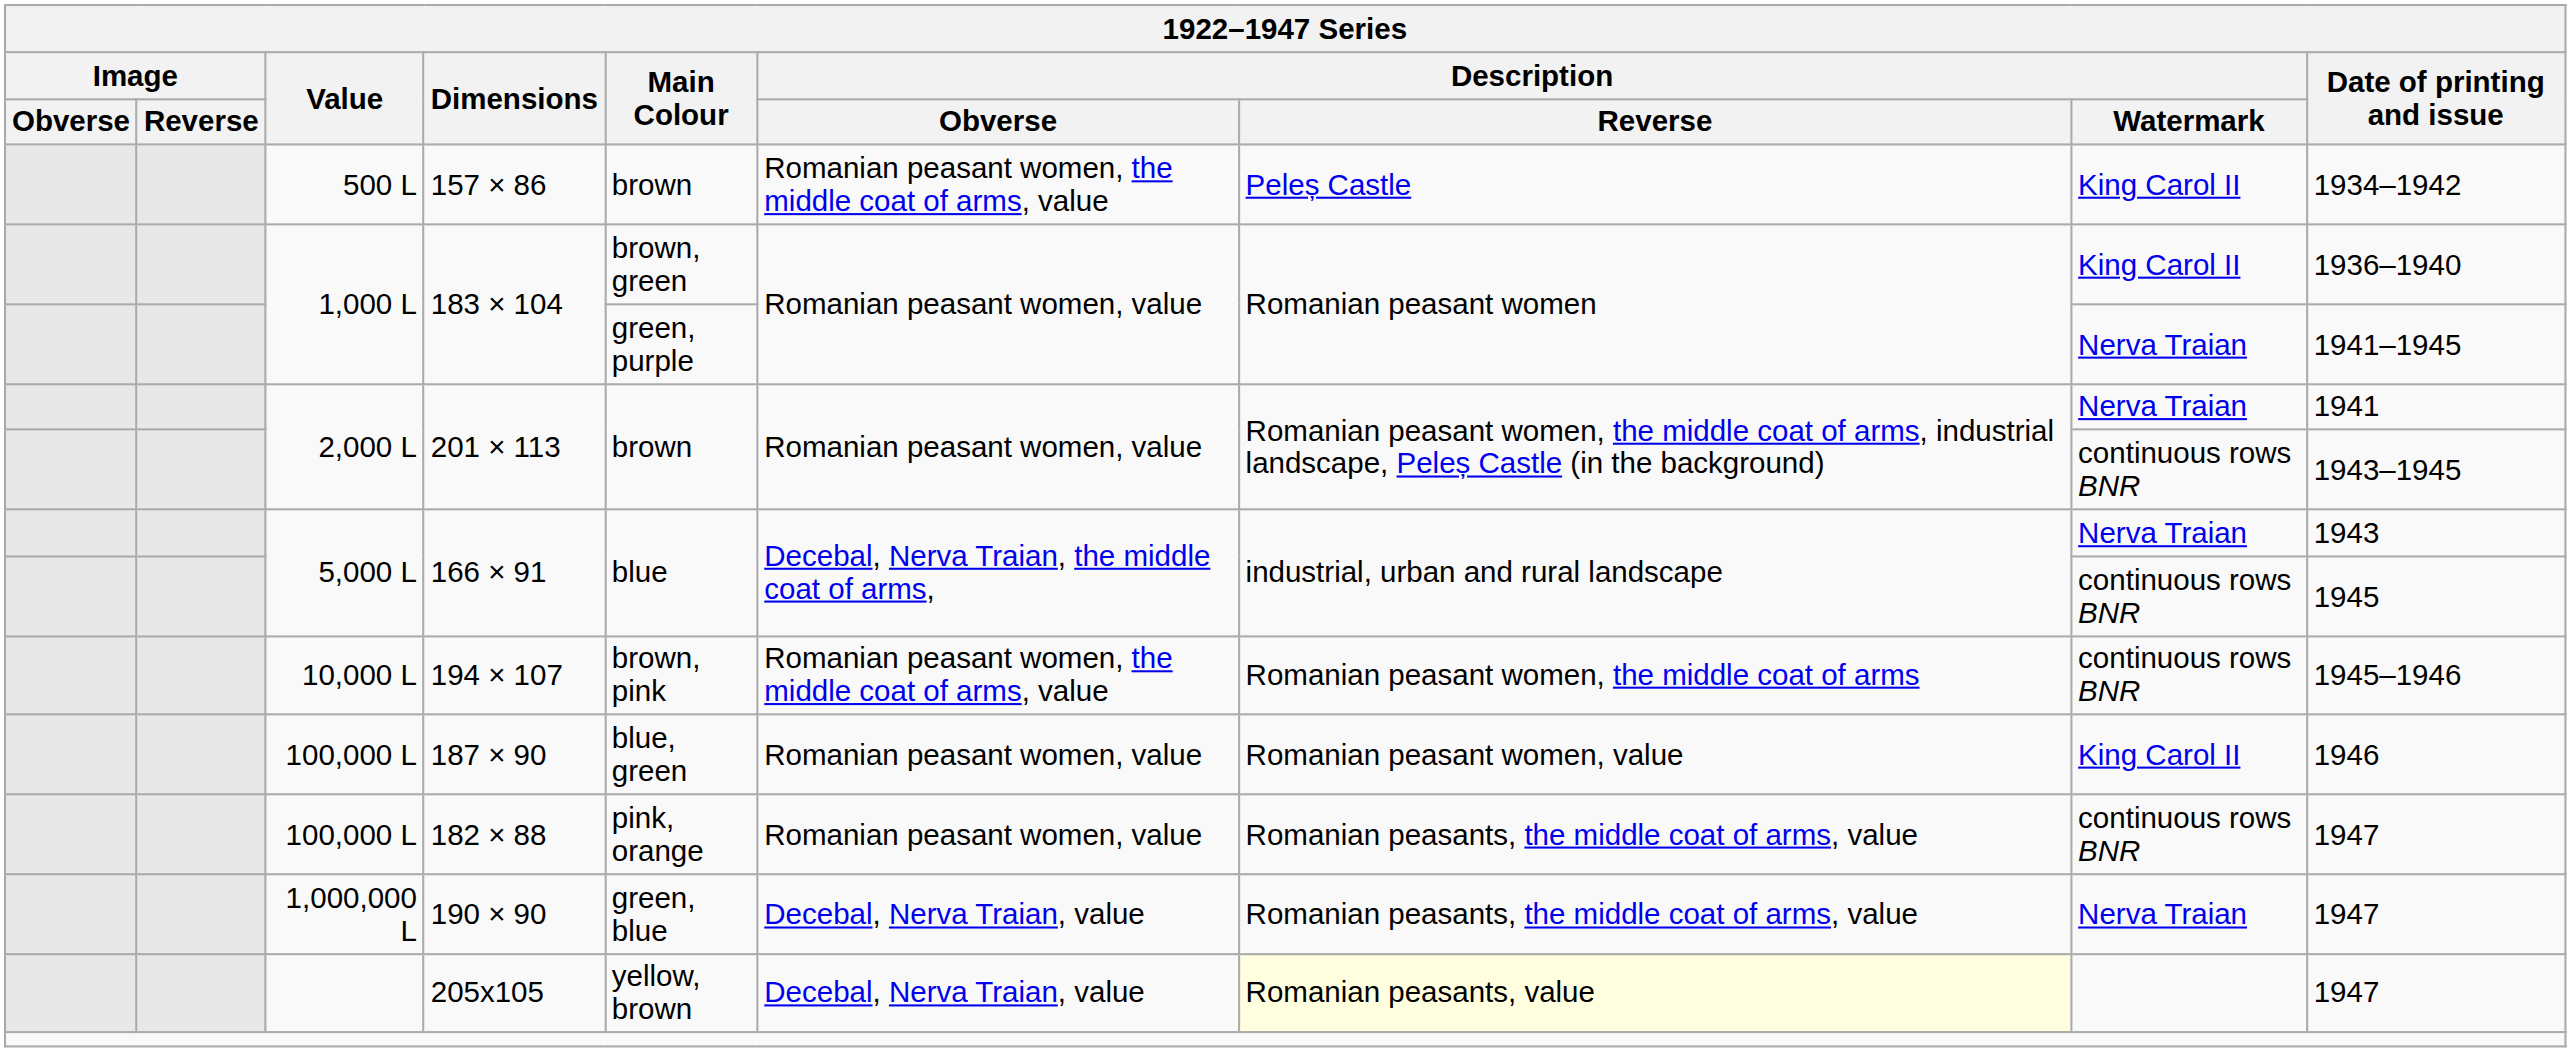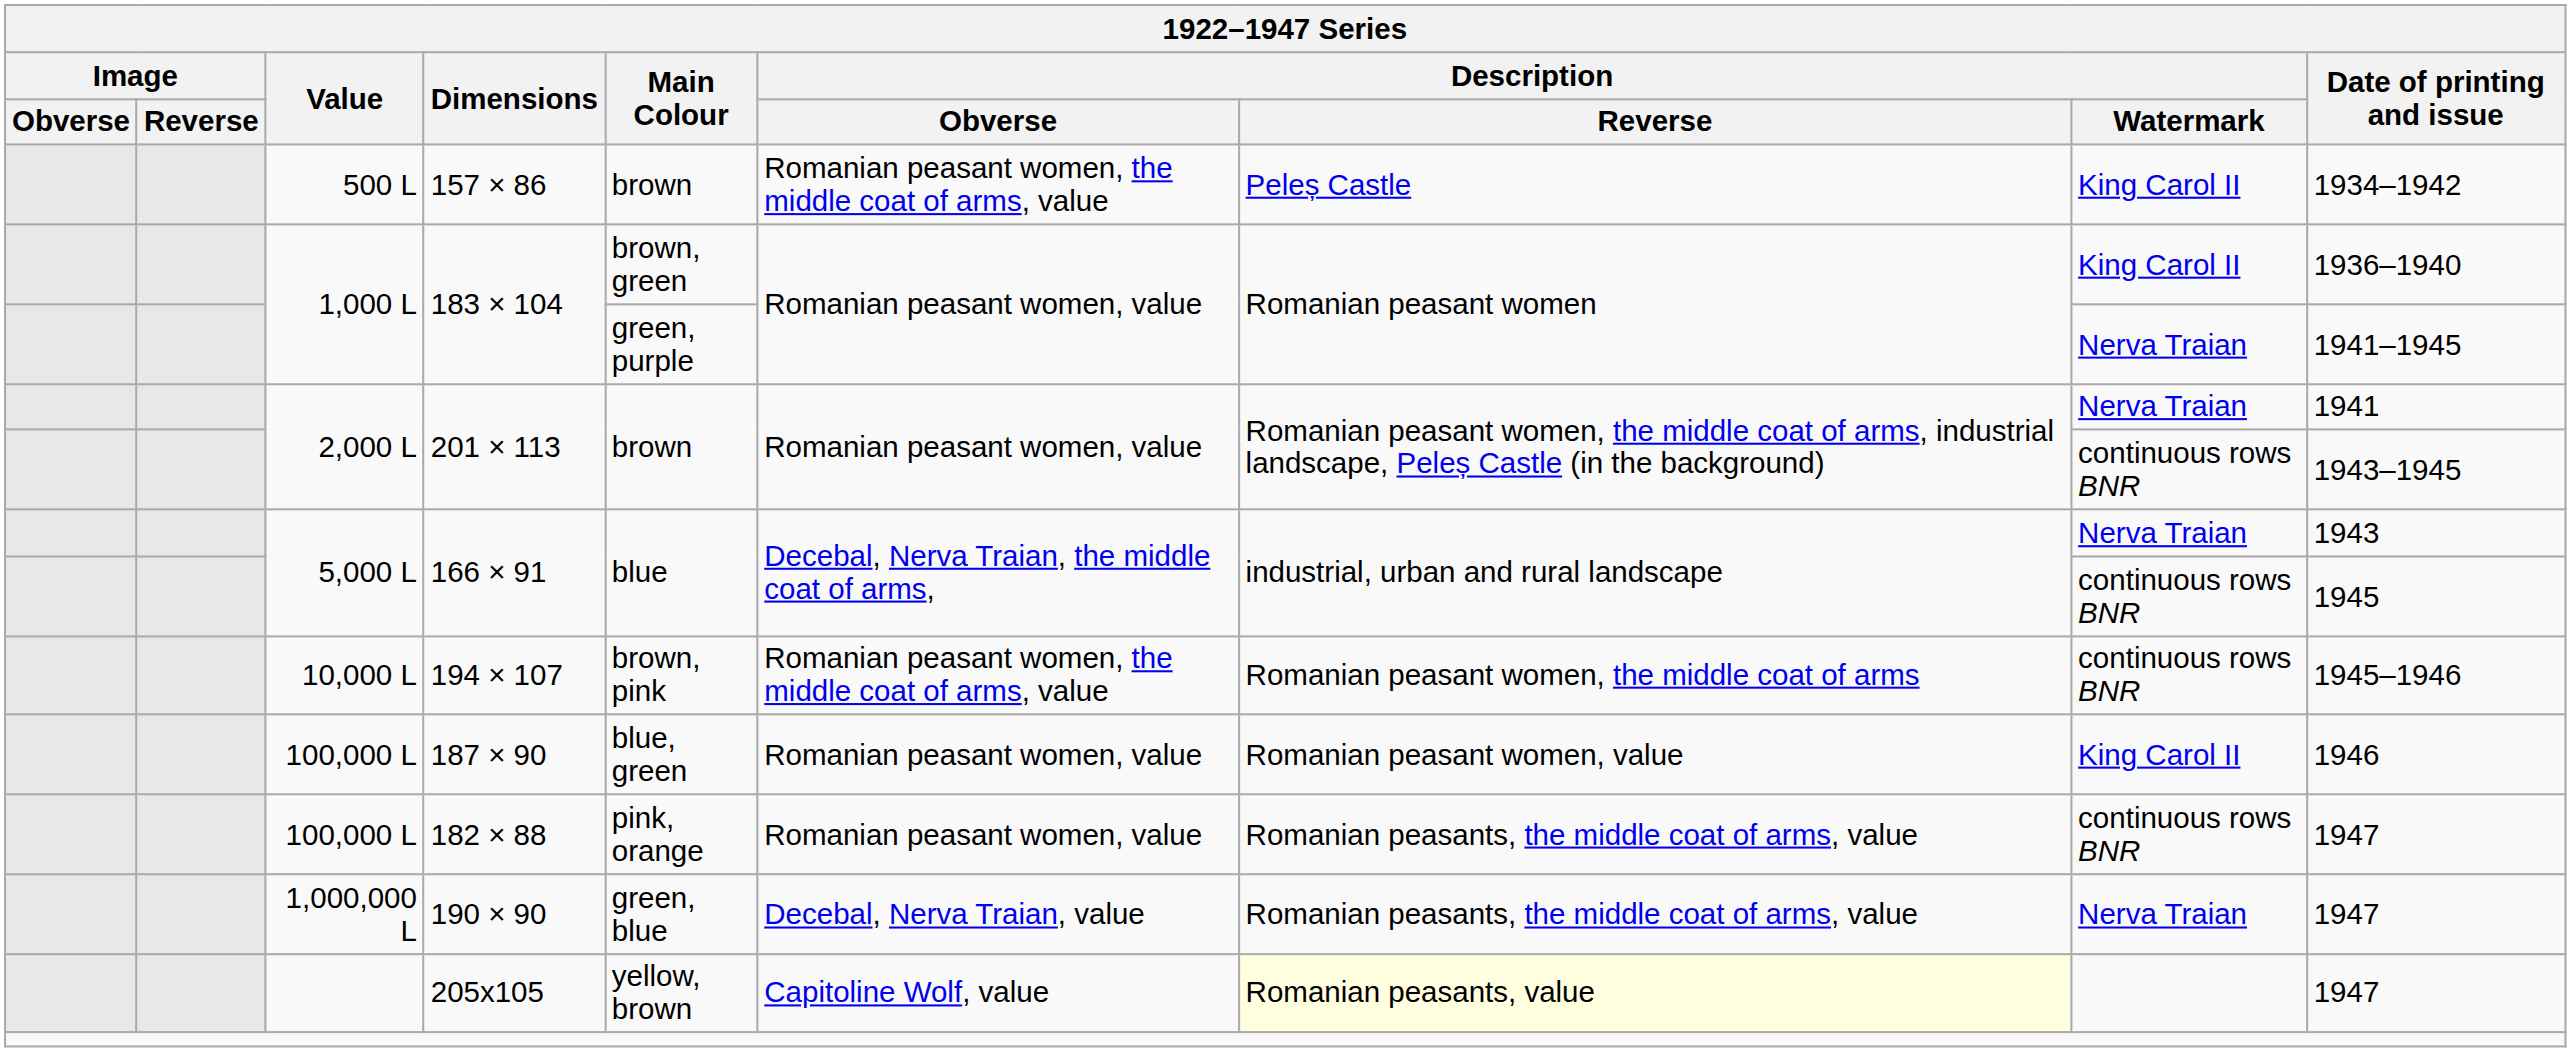(955, 993) Decebal, Nerva Traian, value -> (907, 993) Capitoline Wolf, value
